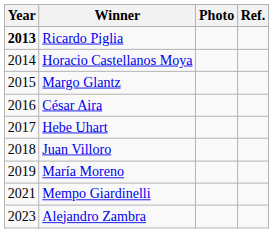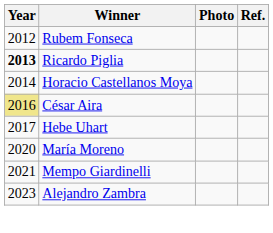+ row: (88, 37)
- row: (82, 82)
(22, 104) no background -> (22, 104) khaki background
- row: (77, 149)
(22, 171) 2019 -> (22, 149) 2020
